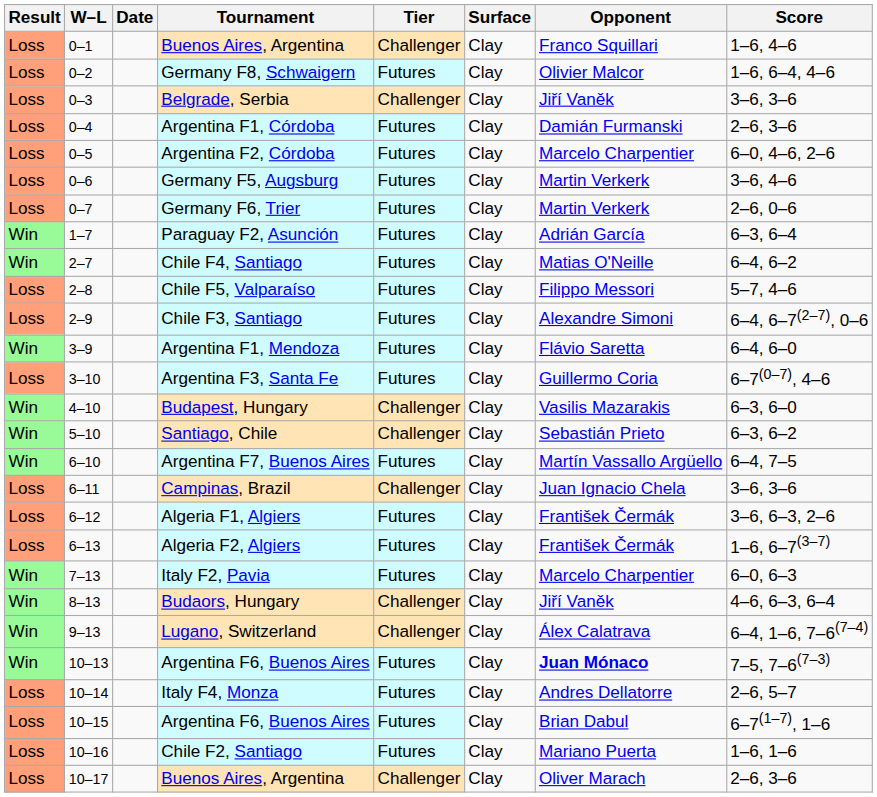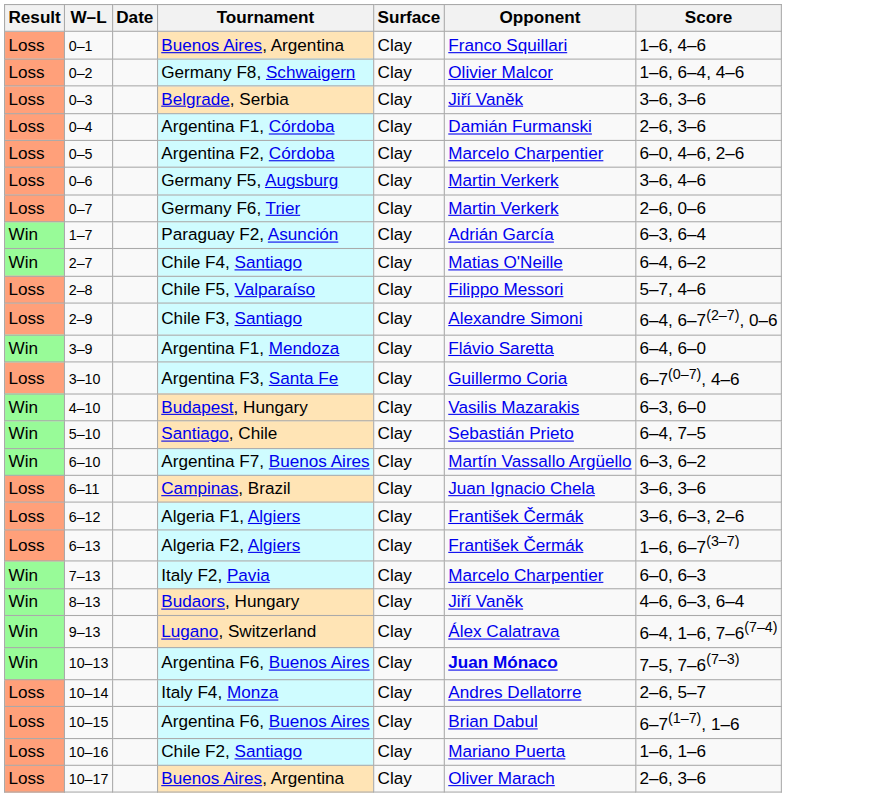- column: (419, 18)
(764, 434) 6–3, 6–2 -> (673, 434) 6–4, 7–5
(764, 461) 6–4, 7–5 -> (673, 461) 6–3, 6–2
